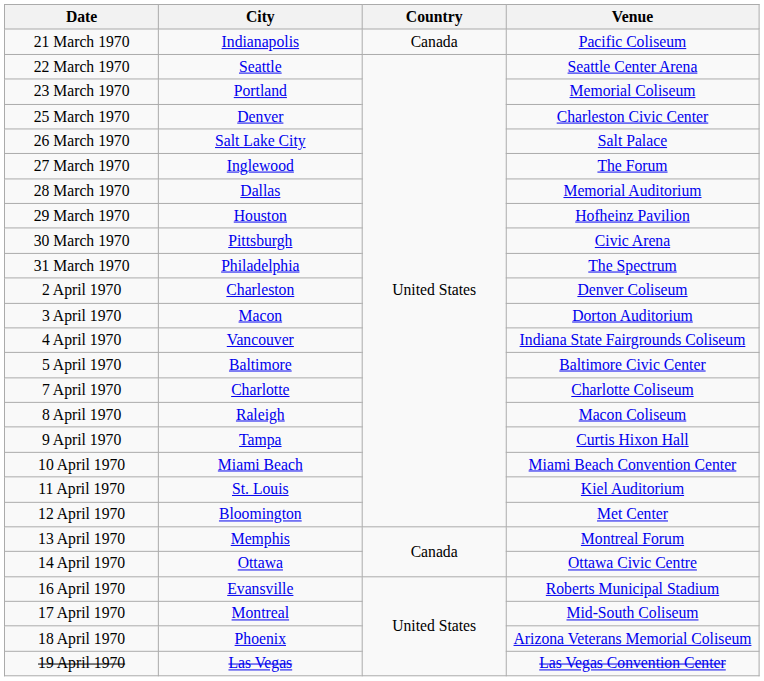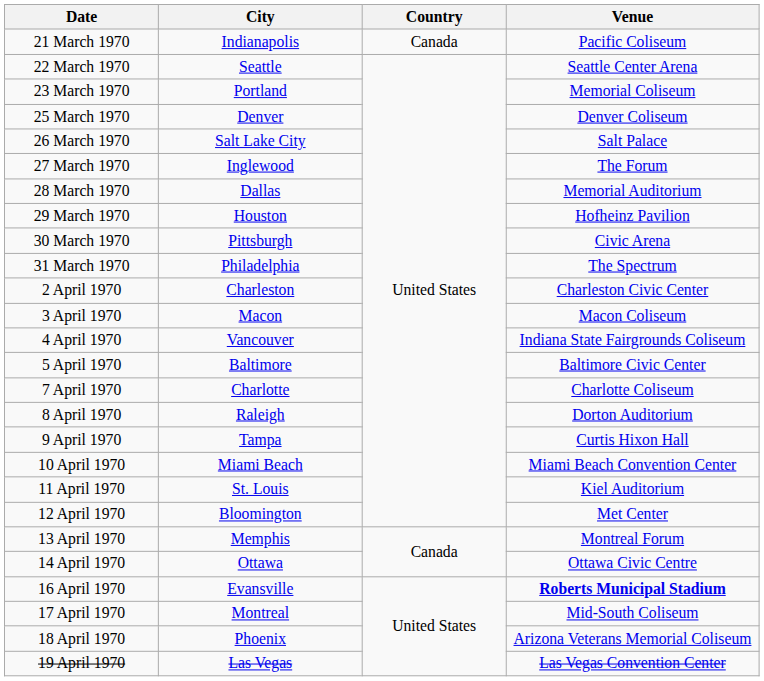(632, 116) Charleston Civic Center -> (632, 116) Denver Coliseum
(632, 290) Denver Coliseum -> (632, 290) Charleston Civic Center
(632, 315) Dorton Auditorium -> (632, 315) Macon Coliseum
(632, 414) Macon Coliseum -> (632, 414) Dorton Auditorium
(632, 588) normal -> (632, 588) bold
